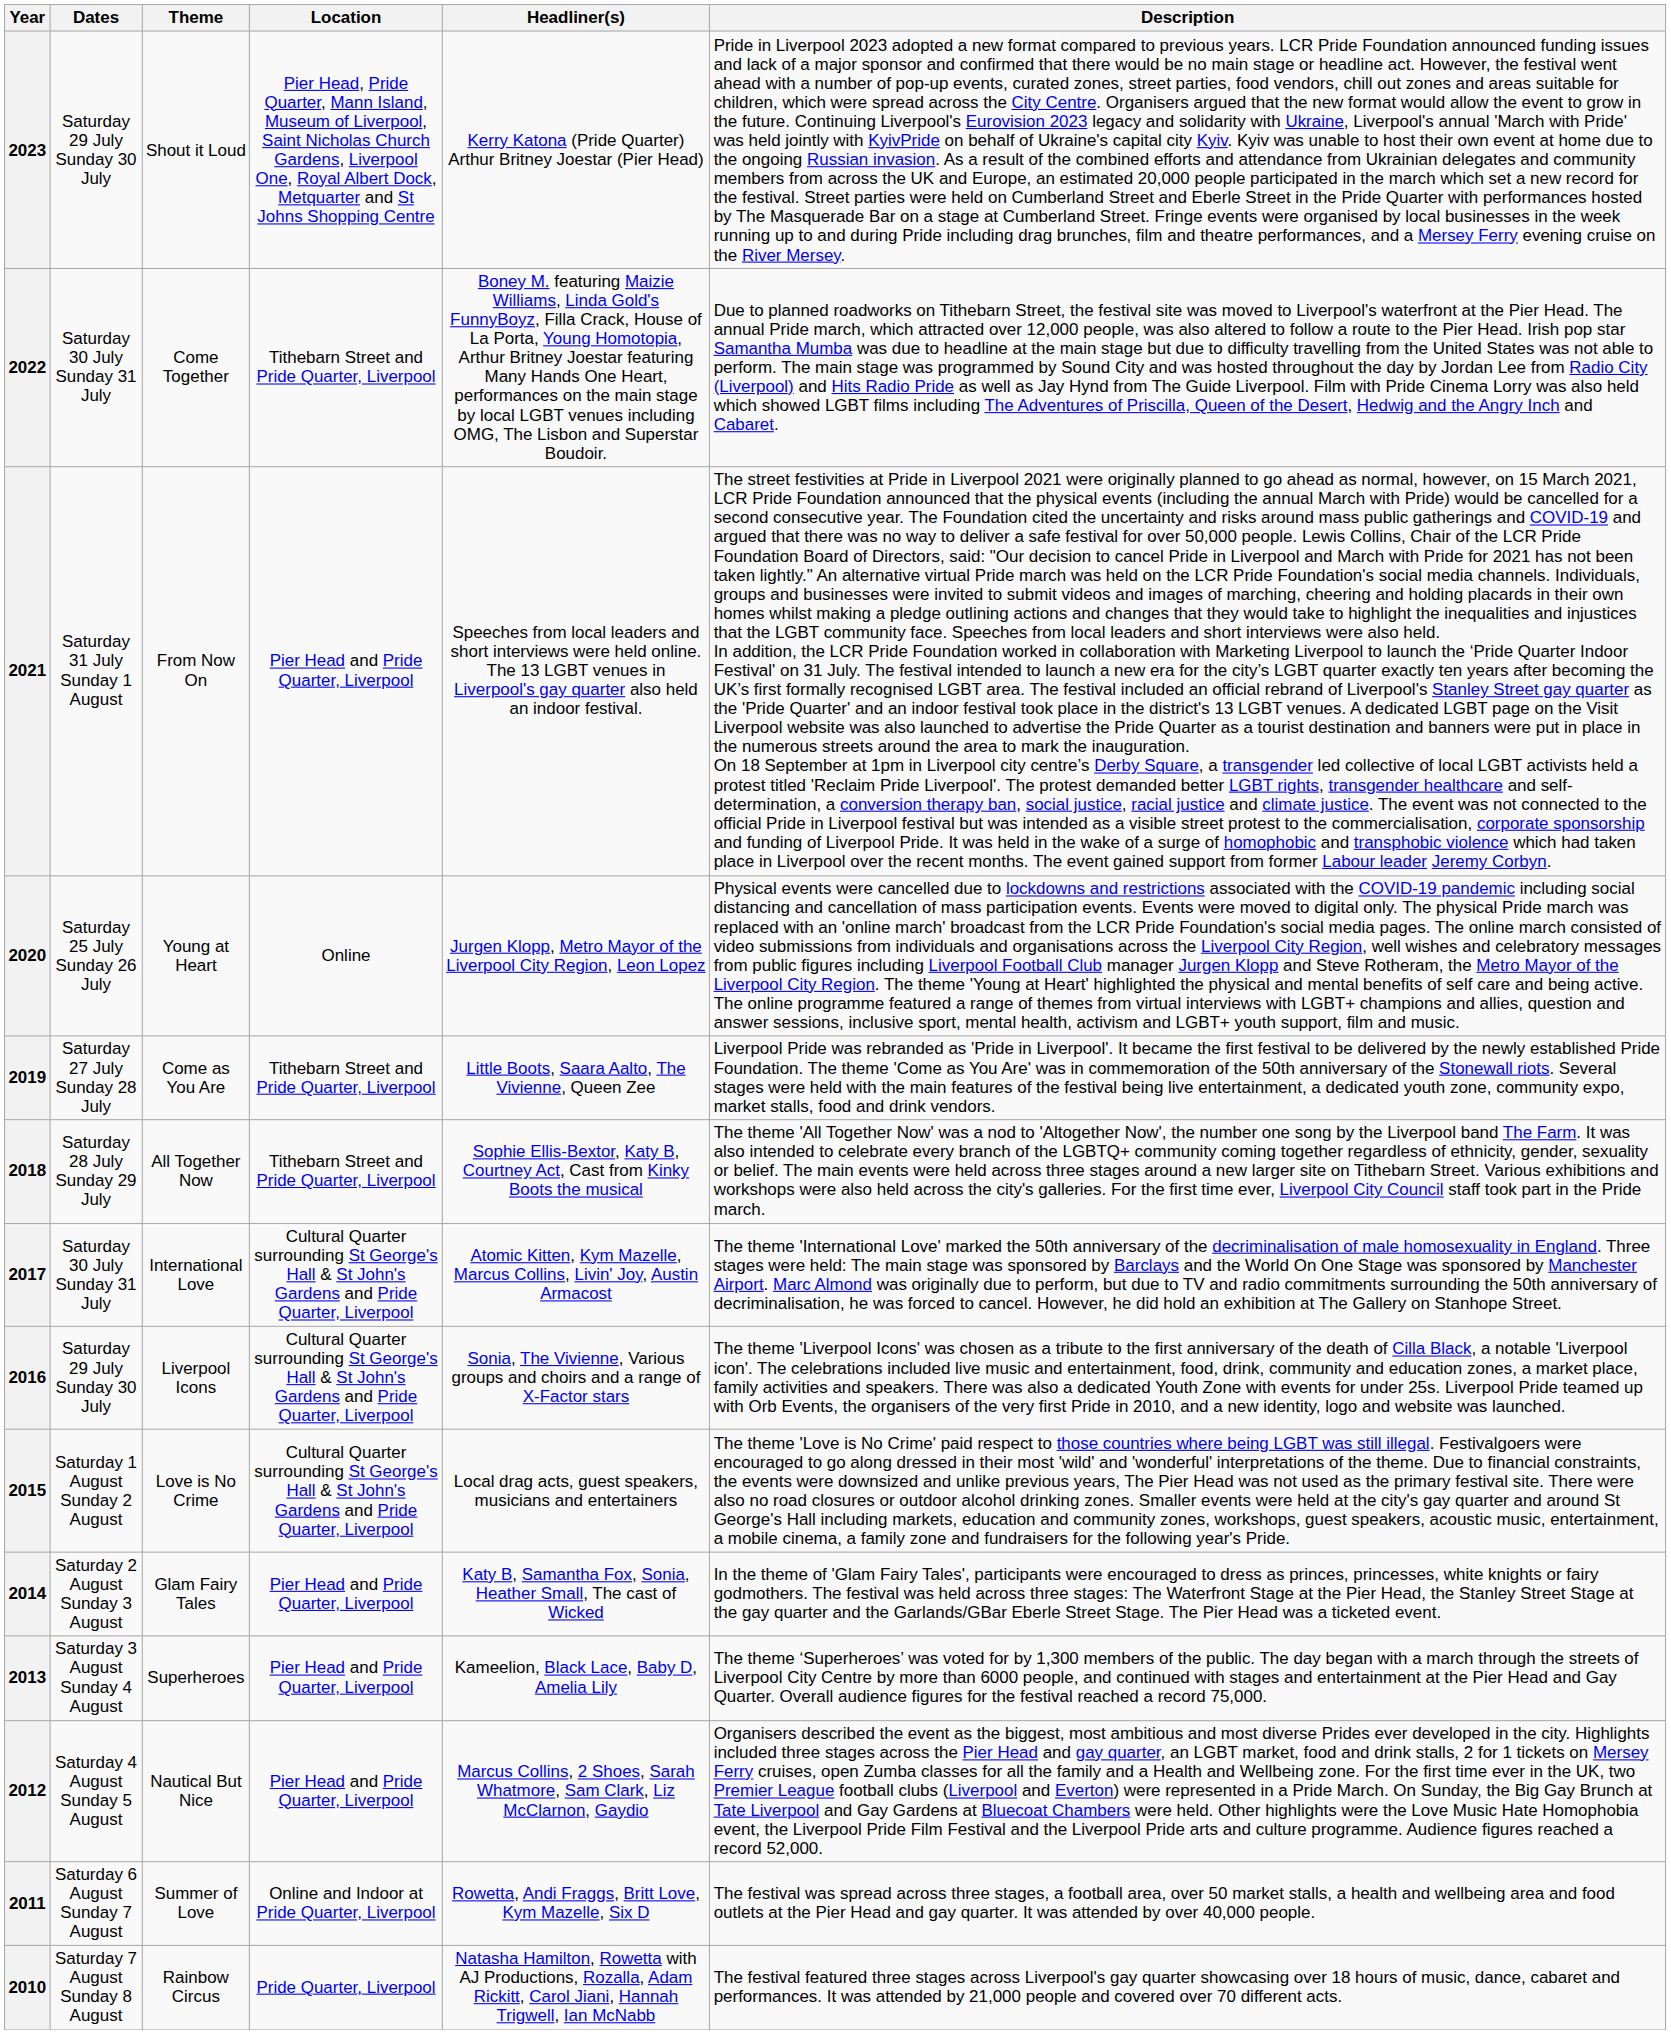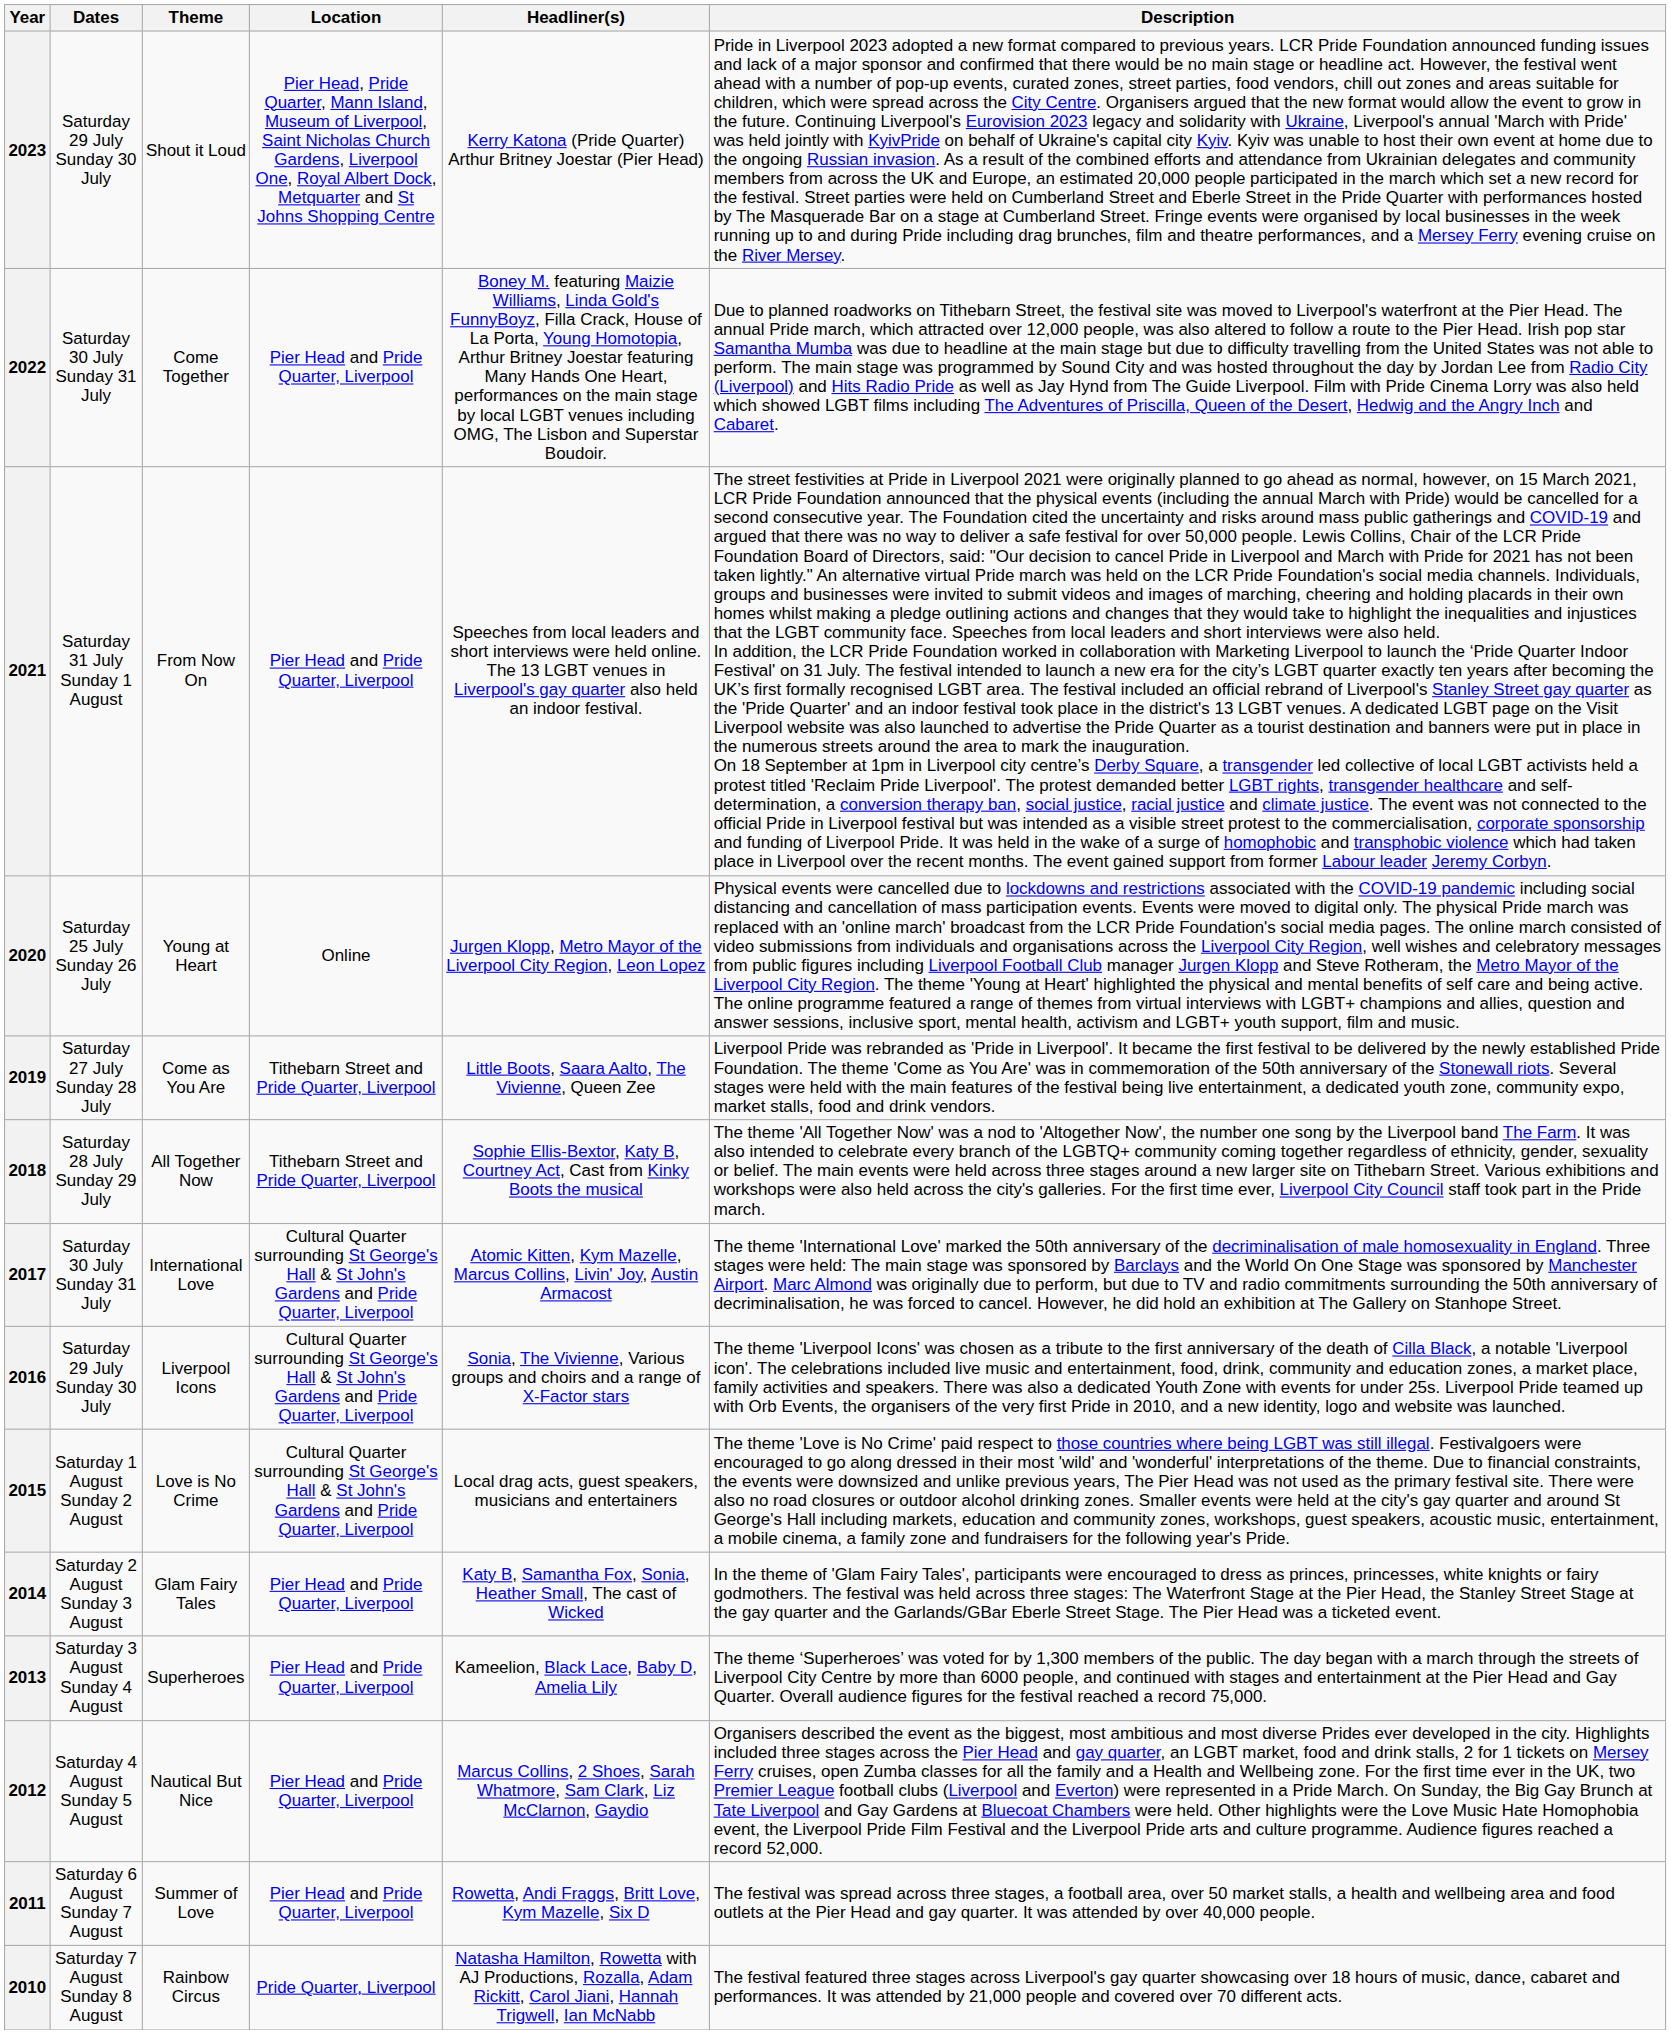(346, 367) Tithebarn Street and Pride Quarter, Liverpool -> (346, 367) Pier Head and Pride Quarter, Liverpool
(346, 1903) Online and Indoor at Pride Quarter, Liverpool -> (346, 1903) Pier Head and Pride Quarter, Liverpool
